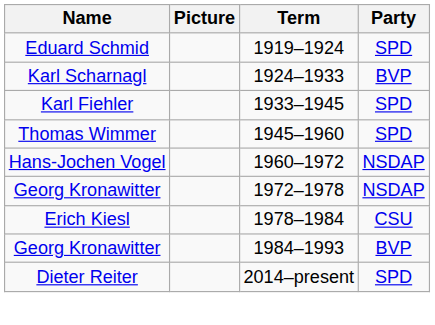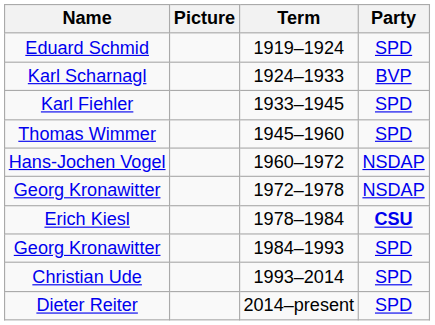(394, 219) normal -> (394, 219) bold
(394, 248) BVP -> (394, 248) SPD
+ row: (87, 276)
